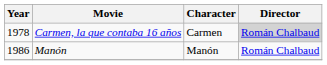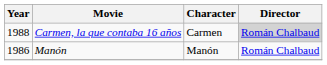(18, 32) 1978 -> (18, 32) 1988
